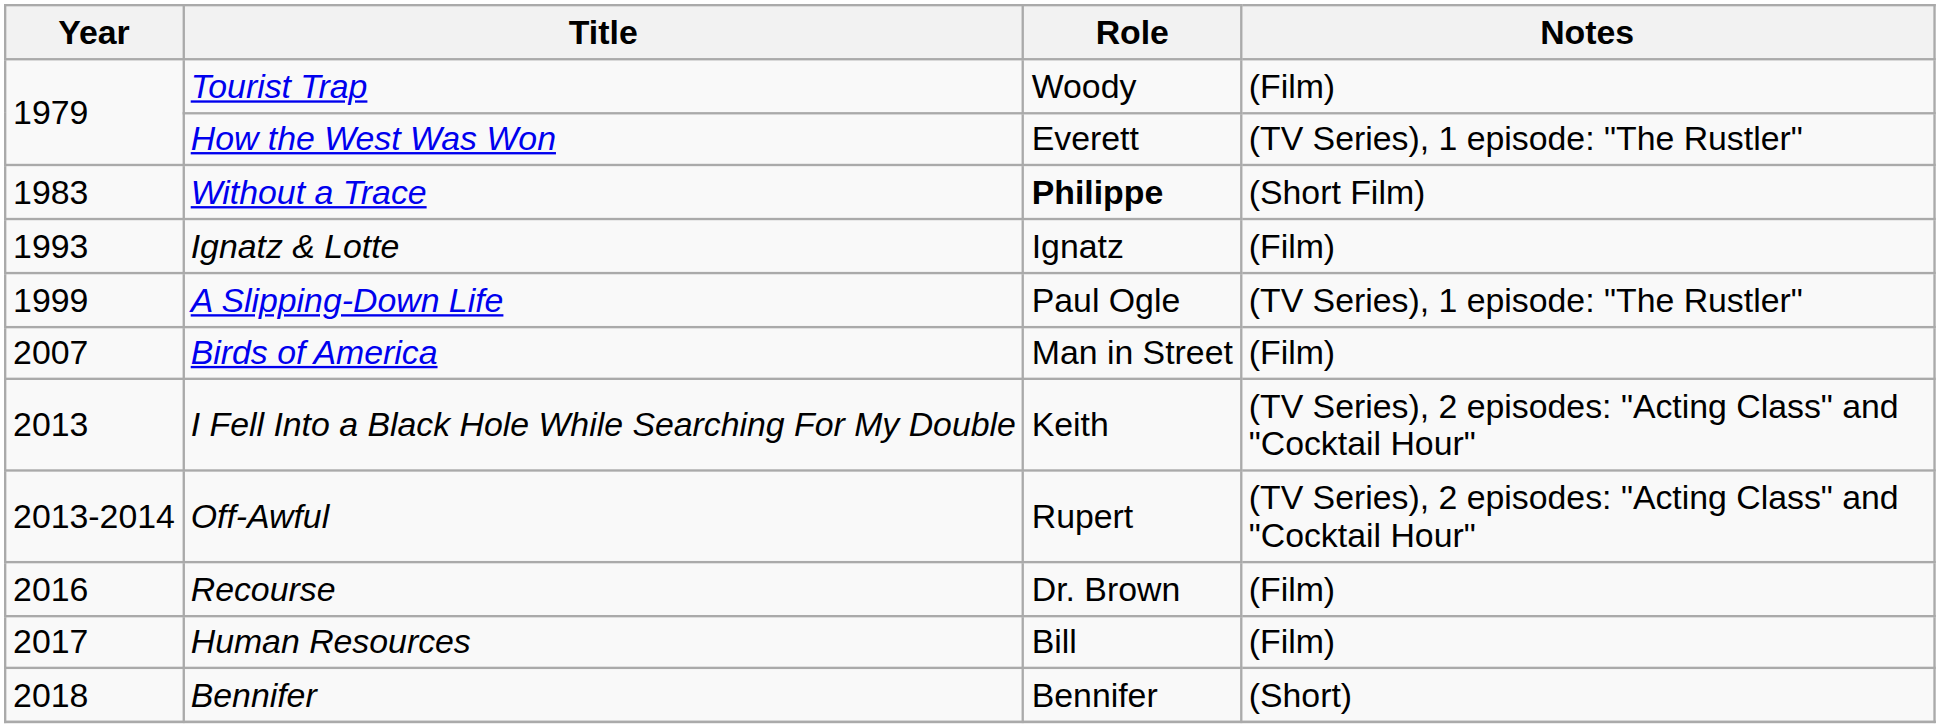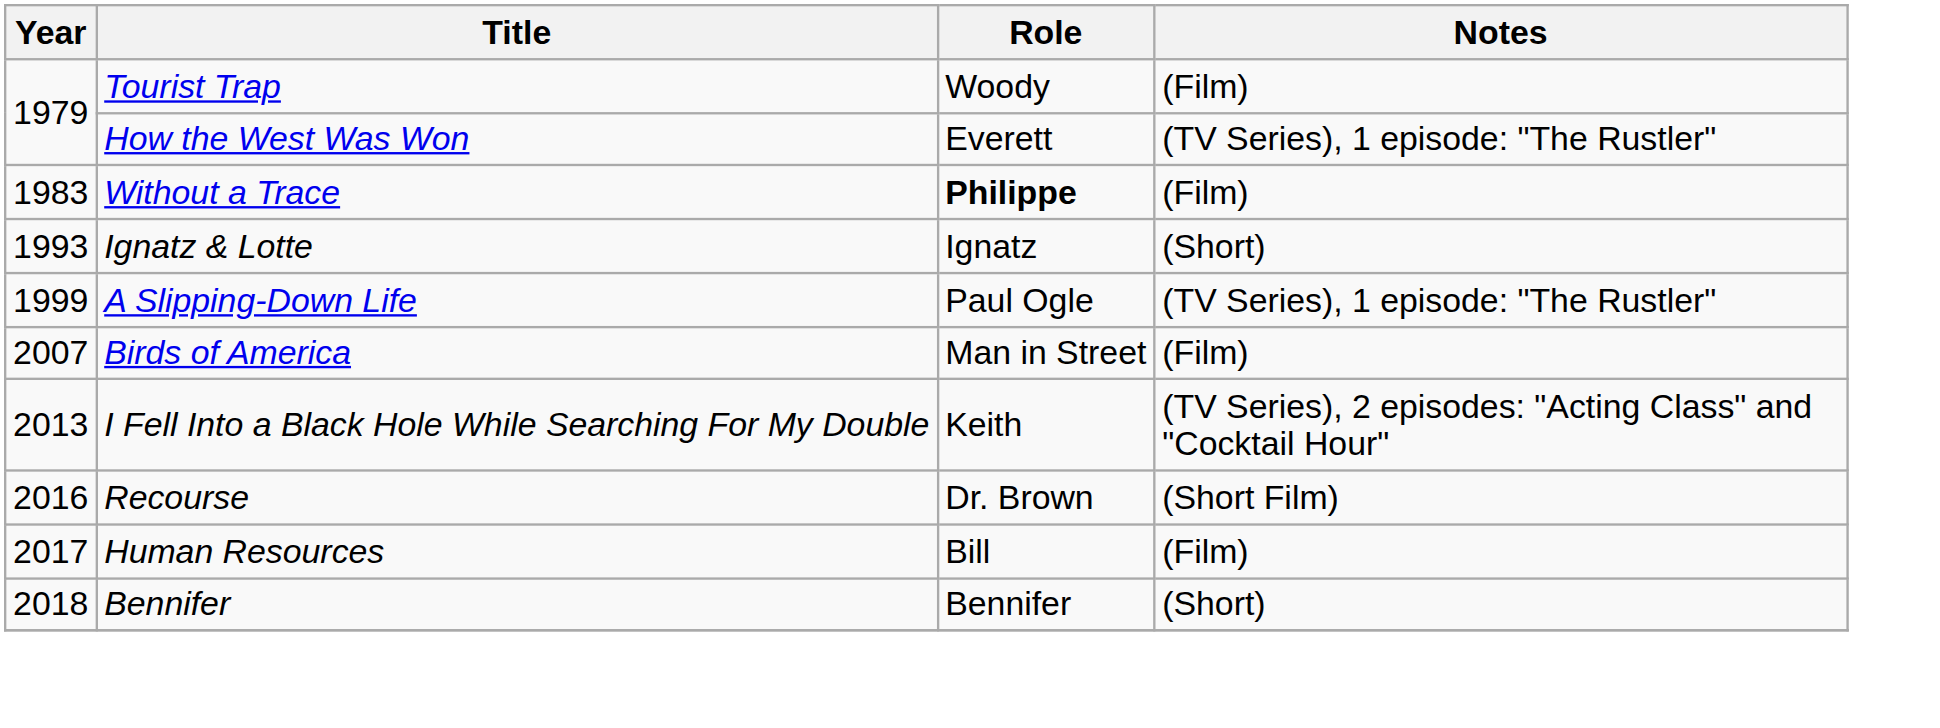(1337, 193) (Short Film) -> (1205, 193) (Film)
(1292, 246) (Film) -> (1214, 246) (Short)
- row: (260, 516)
(1292, 589) (Film) -> (1251, 498) (Short Film)
